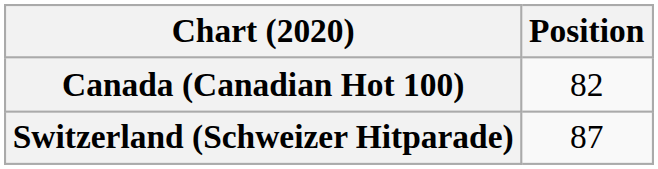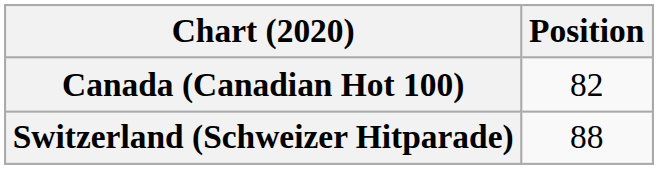(587, 137) 87 -> (587, 137) 88
